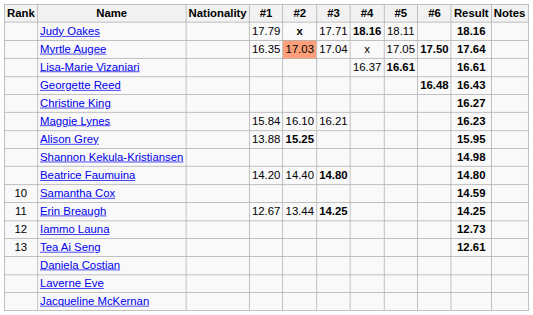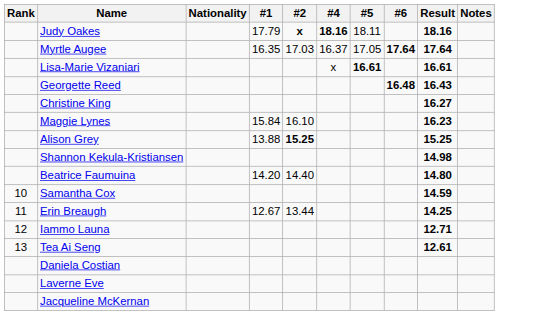- column: (333, 13)
(300, 49) lightsalmon background -> (300, 49) no background
(367, 49) x -> (333, 49) 16.37
(434, 49) 17.50 -> (401, 49) 17.64
(367, 67) 16.37 -> (333, 67) x
(471, 139) 15.95 -> (438, 139) 15.25
(471, 229) 12.73 -> (438, 229) 12.71
